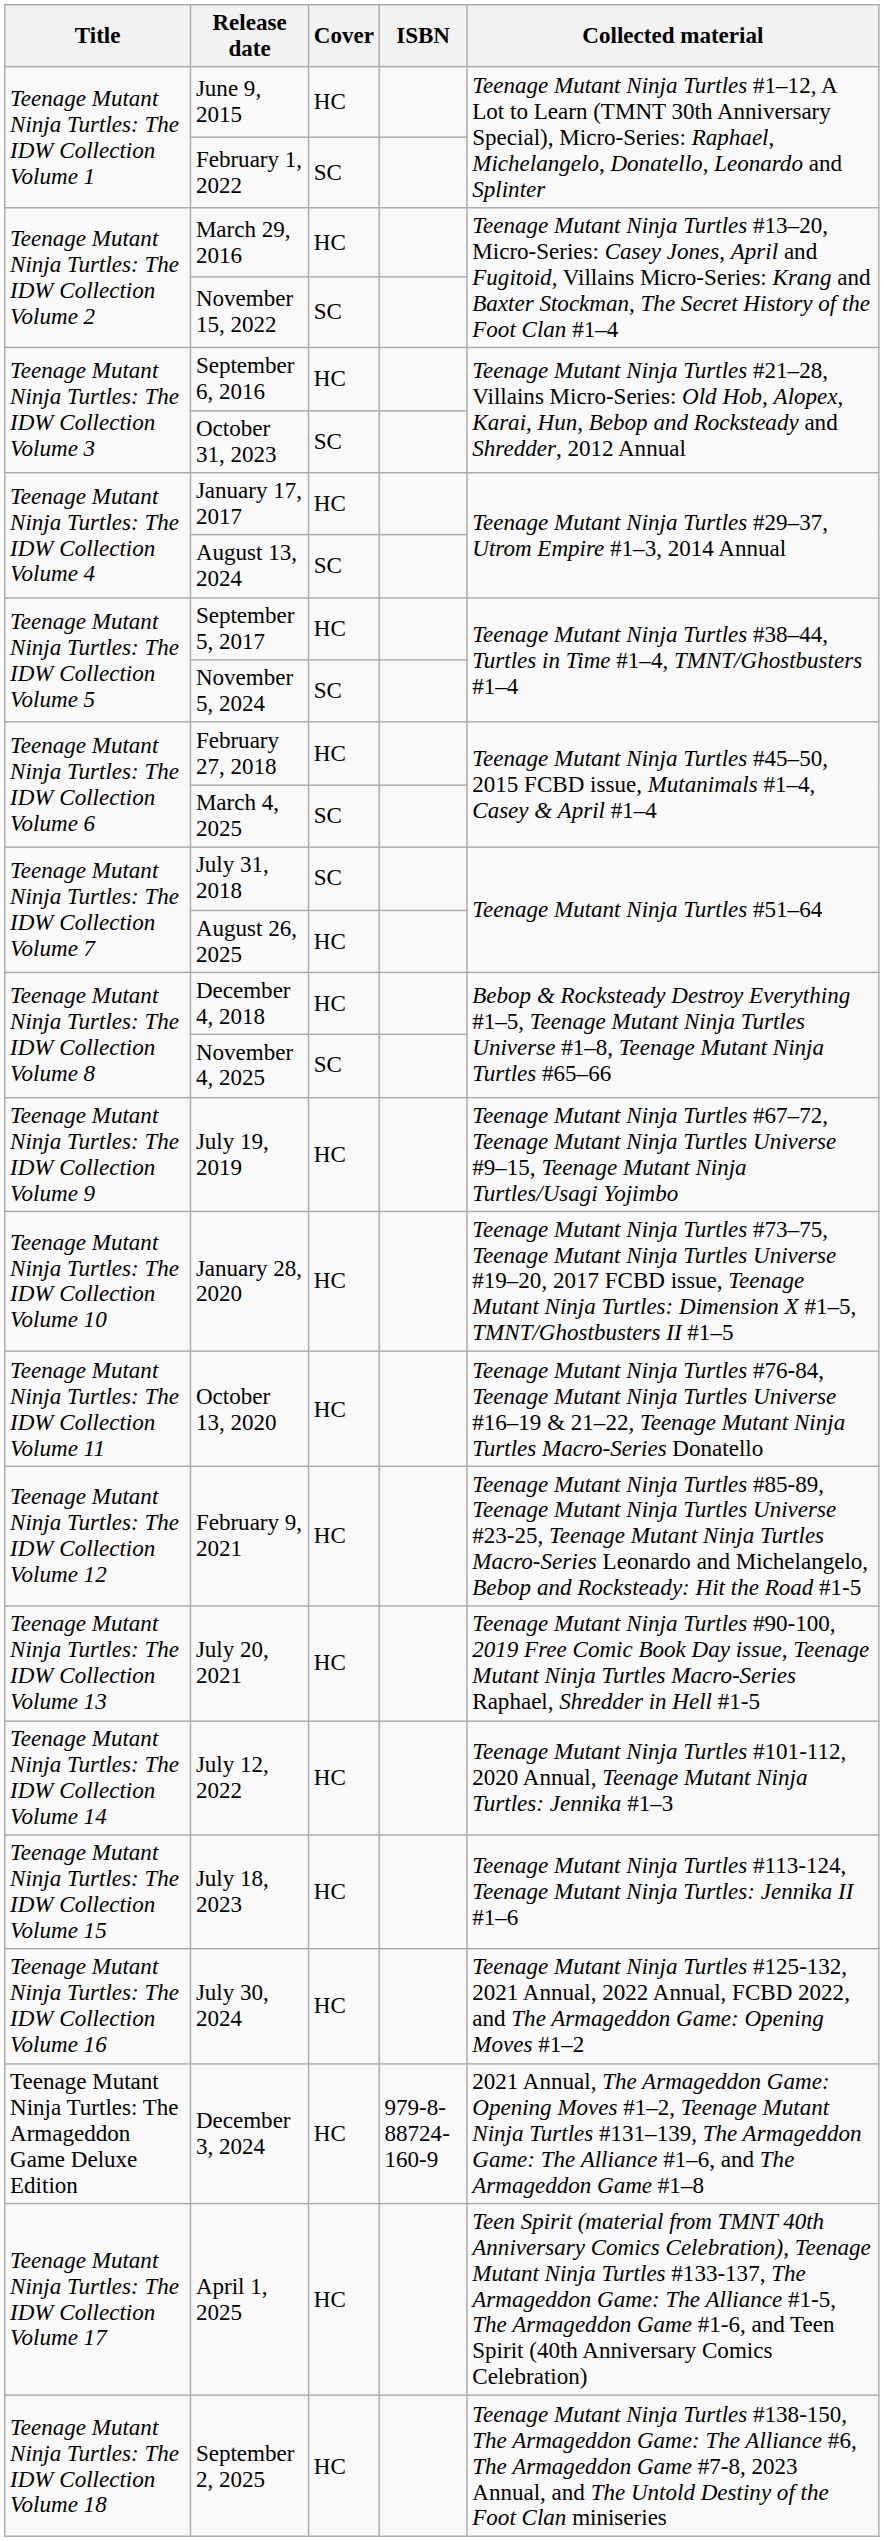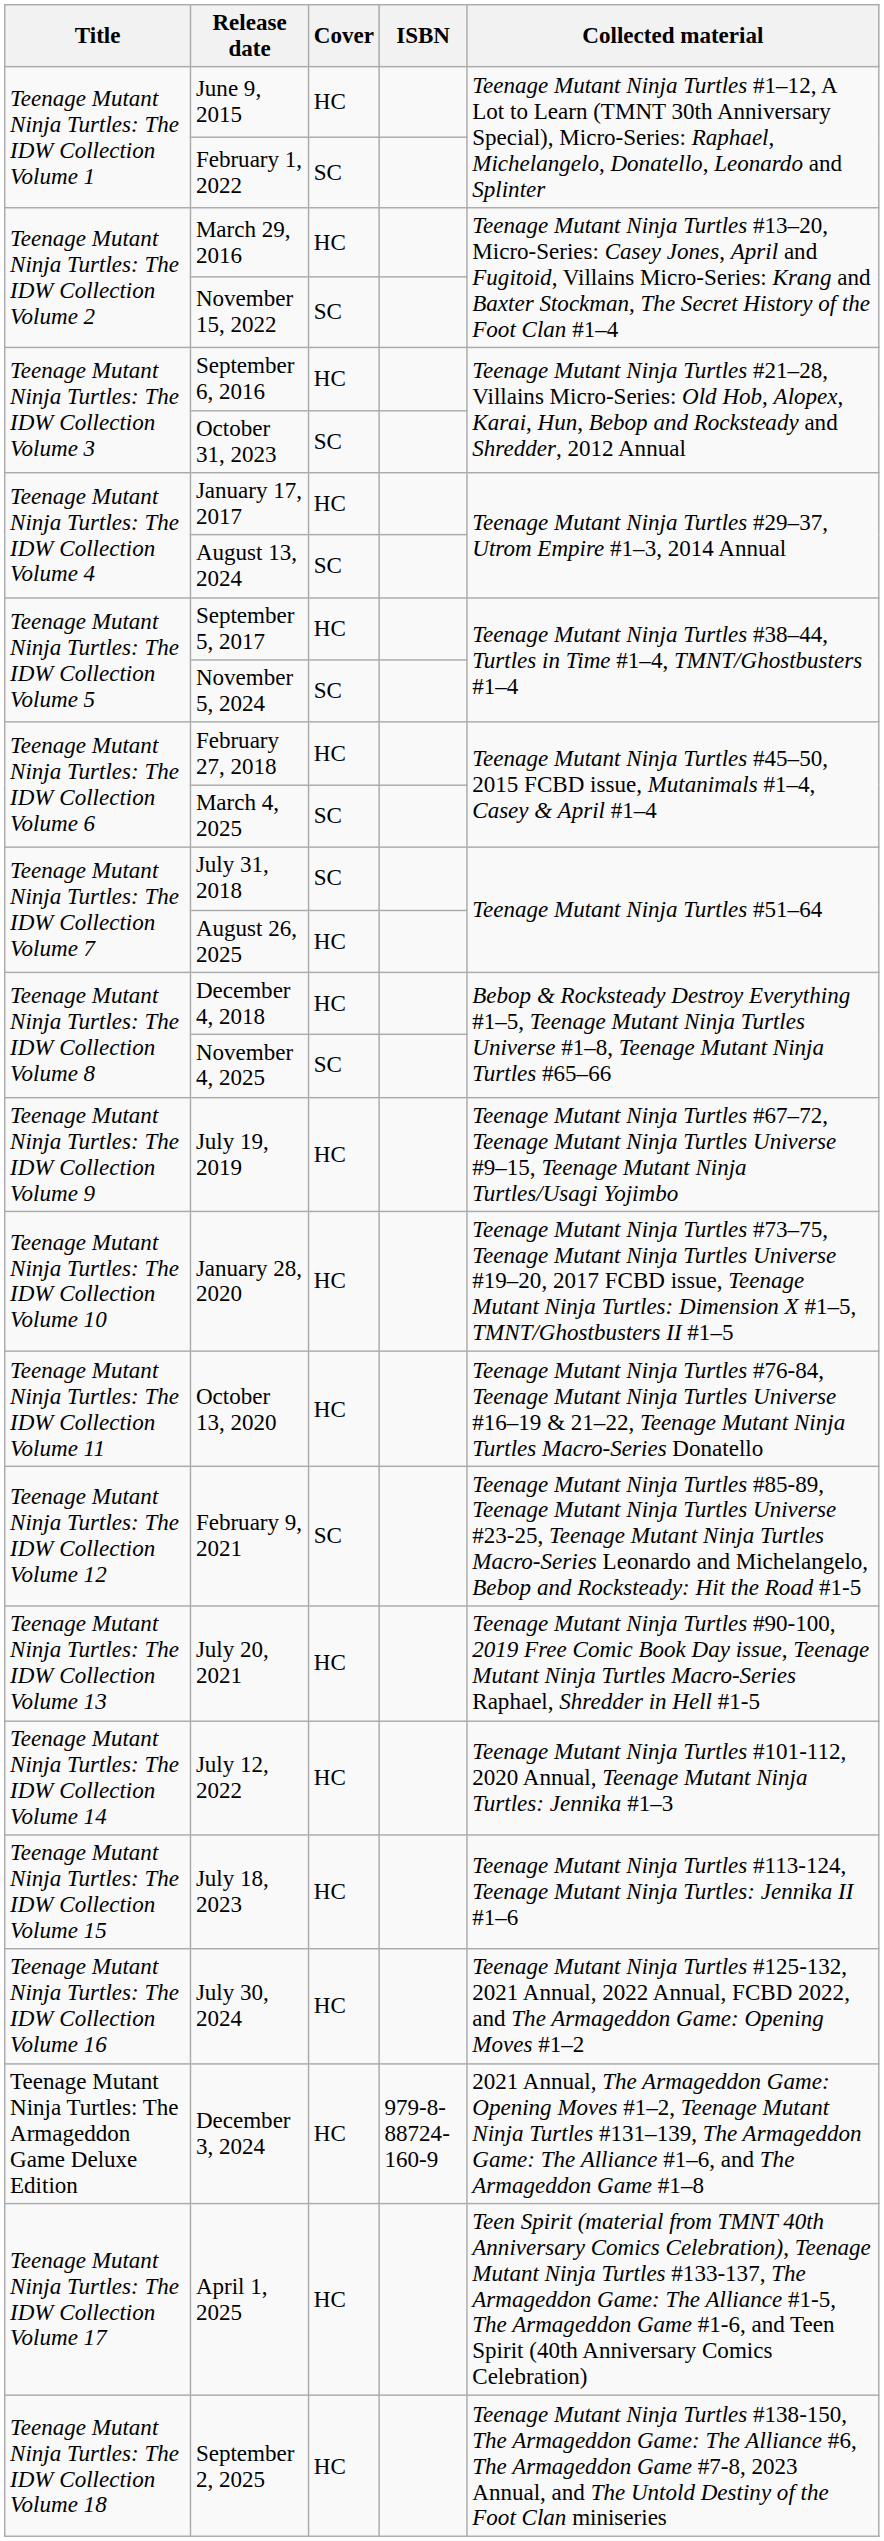(330, 1535) HC -> (328, 1535) SC
